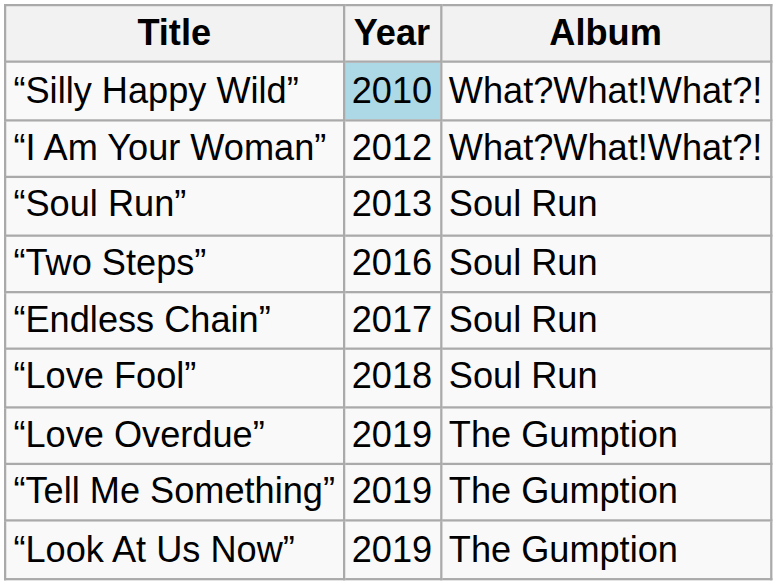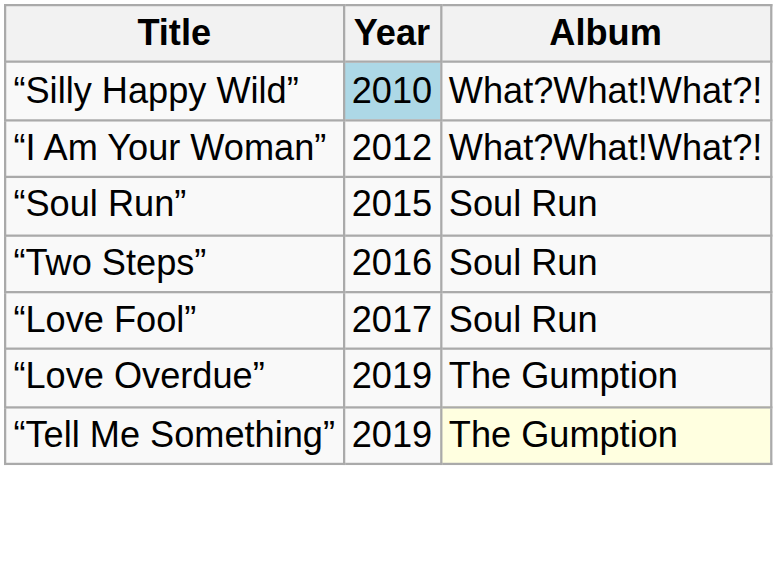(392, 205) 2013 -> (392, 205) 2015
- row: (142, 319)
(392, 377) 2018 -> (392, 319) 2017
(563, 491) no background -> (563, 434) lightyellow background
- row: (154, 549)
